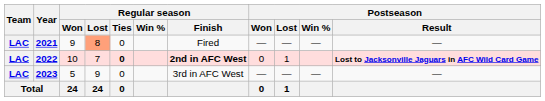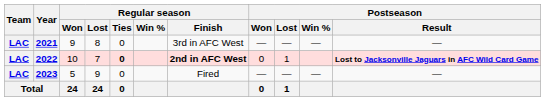(98, 43) lightsalmon background -> (98, 43) no background
(208, 43) Fired -> (208, 43) 3rd in AFC West
(208, 74) 3rd in AFC West -> (208, 74) Fired
